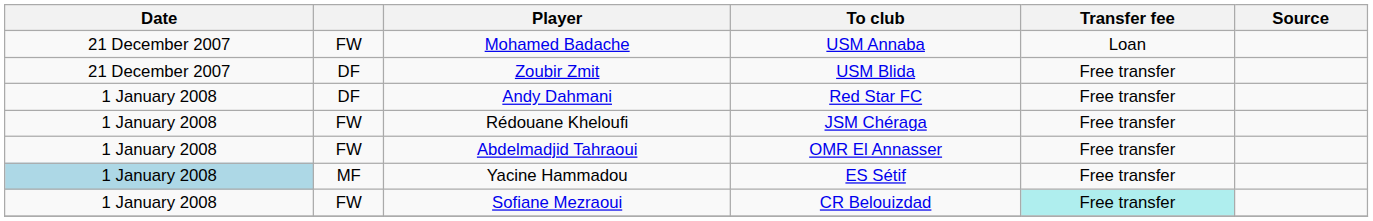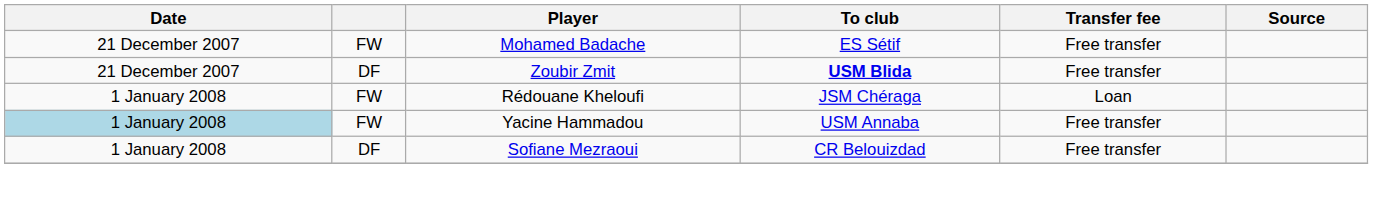(876, 44) USM Annaba -> (870, 44) ES Sétif
(1127, 44) Loan -> (1113, 44) Free transfer
(876, 70) normal -> (870, 70) bold
- row: (557, 96)
(1127, 123) Free transfer -> (1113, 96) Loan
- row: (557, 149)
(349, 176) MF -> (369, 123) FW
(876, 176) ES Sétif -> (870, 123) USM Annaba
(349, 202) FW -> (369, 149) DF
(1127, 202) paleturquoise background -> (1113, 149) no background
